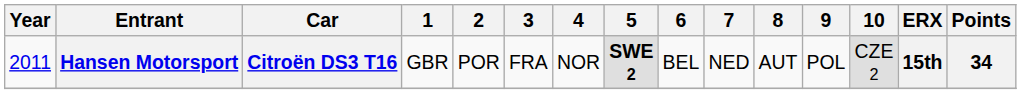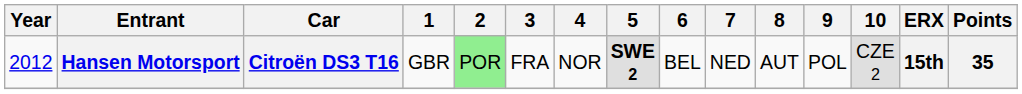(30, 62) 2011 -> (31, 62) 2012
(479, 62) no background -> (480, 62) lightgreen background
(981, 62) 34 -> (983, 62) 35
